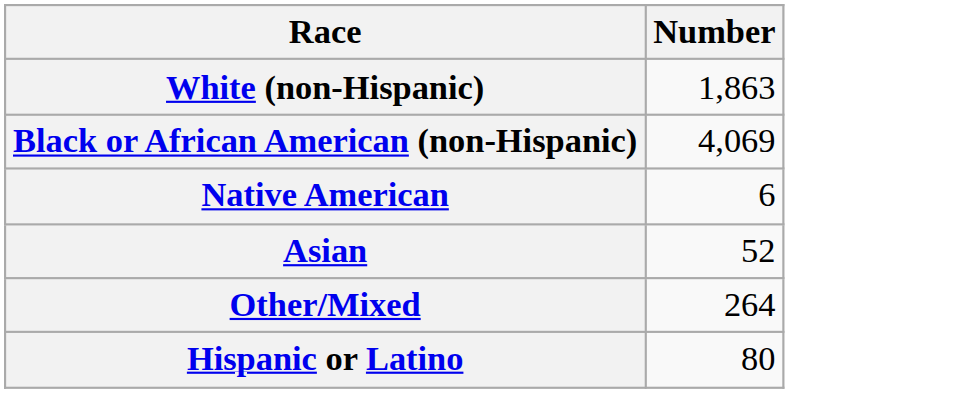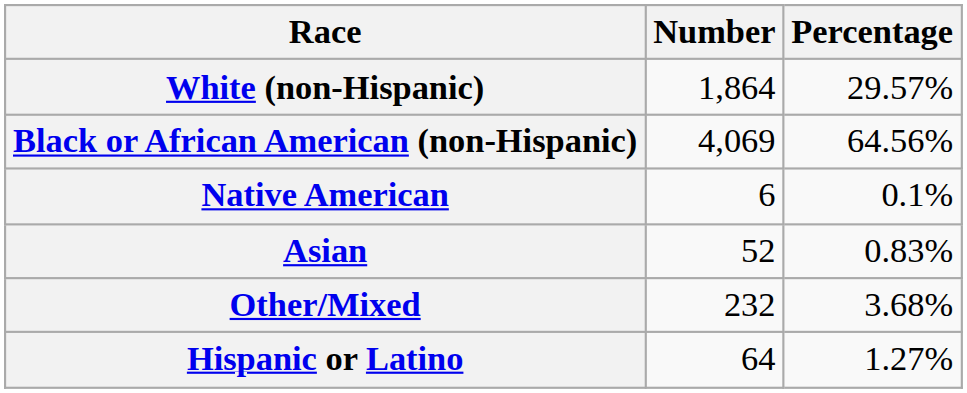+ column: (872, 31)
(737, 86) 1,863 -> (737, 86) 1,864
(750, 304) 264 -> (750, 304) 232
(758, 359) 80 -> (758, 359) 64
